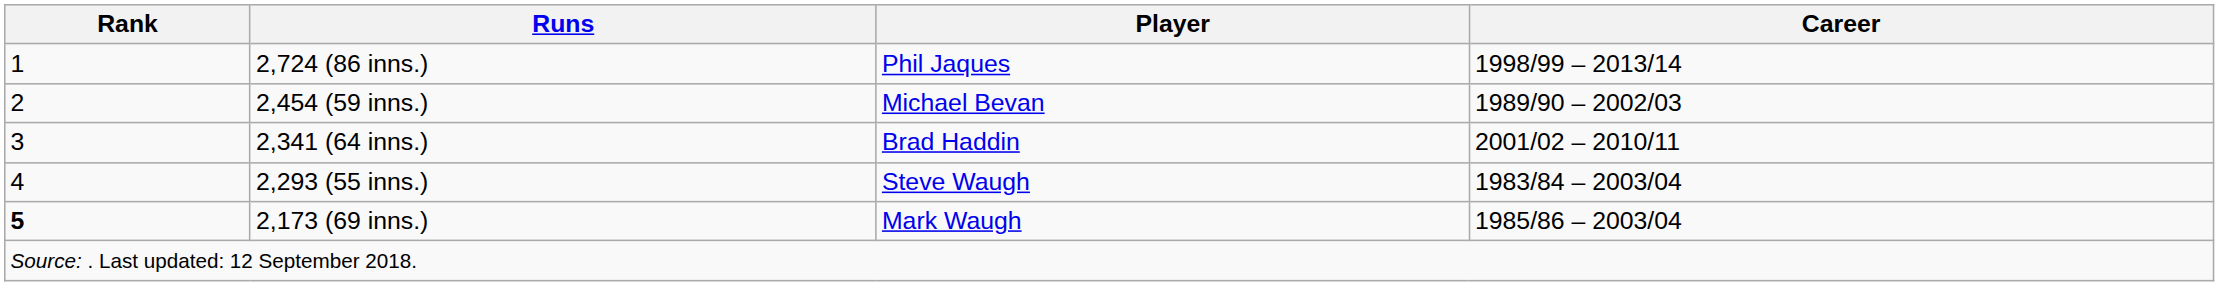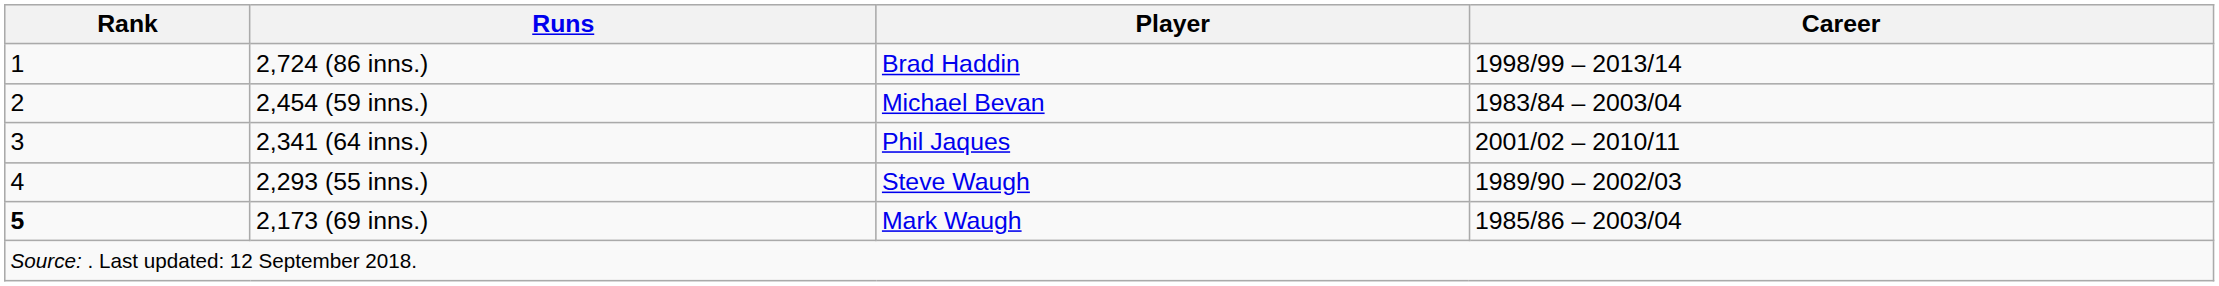(946, 63) Phil Jaques -> (951, 63) Brad Haddin
(1578, 102) 1989/90 – 2002/03 -> (1578, 102) 1983/84 – 2003/04
(951, 142) Brad Haddin -> (946, 142) Phil Jaques
(1578, 181) 1983/84 – 2003/04 -> (1578, 181) 1989/90 – 2002/03
